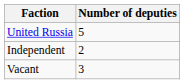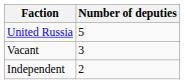rows swapped: (36, 50) <-> (23, 69)
